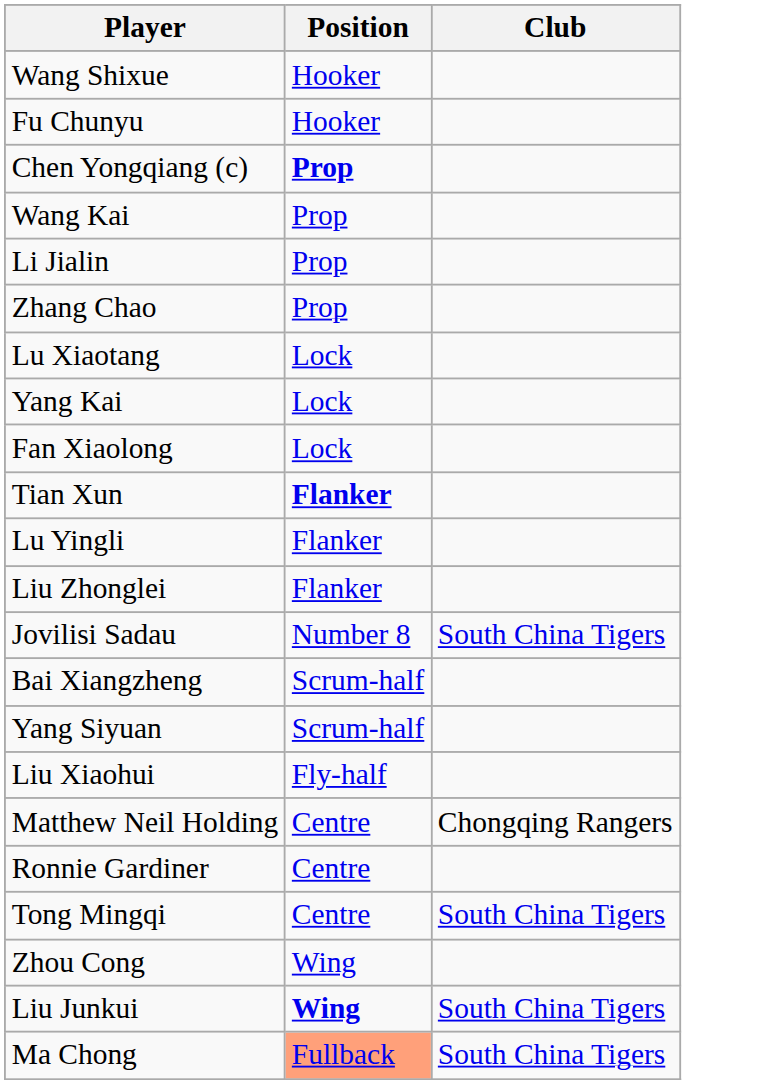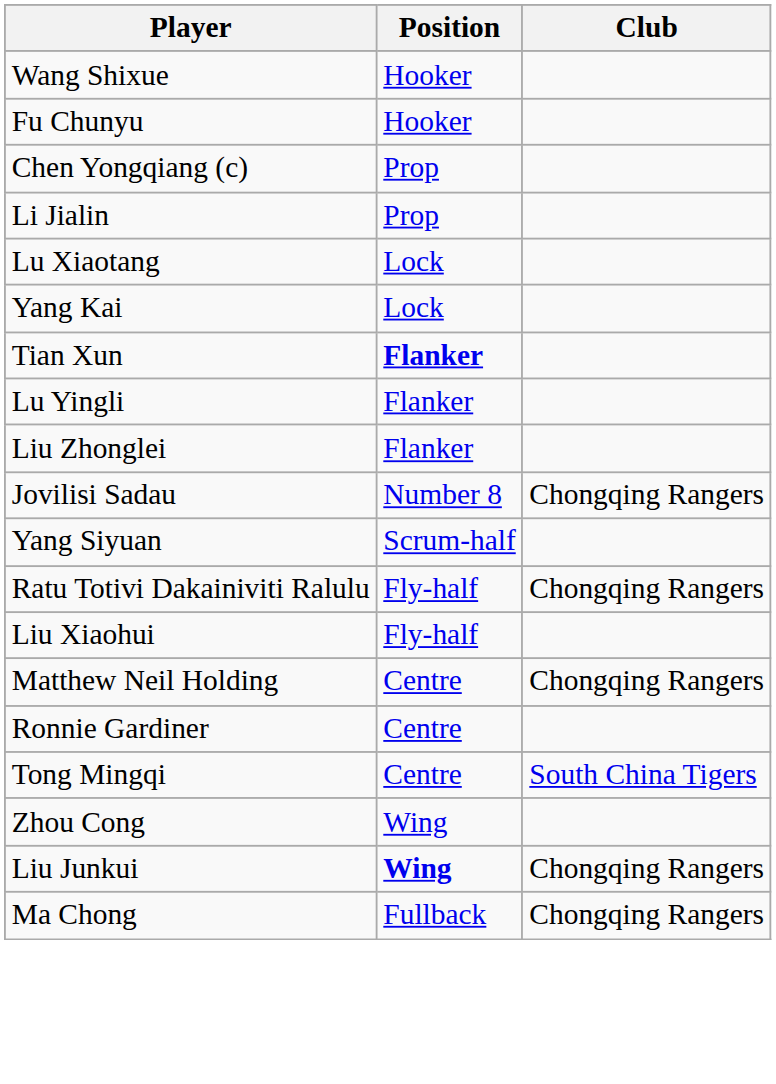(323, 167) bold -> (411, 167) normal
- row: (71, 214)
- row: (84, 307)
- row: (92, 448)
(552, 634) South China Tigers -> (647, 494) Chongqing Rangers
- row: (107, 681)
+ row: (191, 588)
(552, 1008) South China Tigers -> (647, 868) Chongqing Rangers
(343, 1055) lightsalmon background -> (435, 914) no background
(552, 1055) South China Tigers -> (647, 914) Chongqing Rangers
